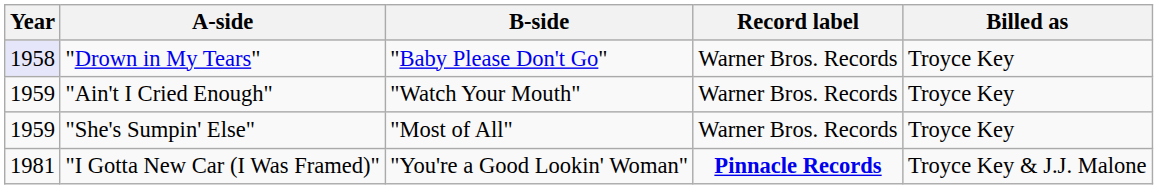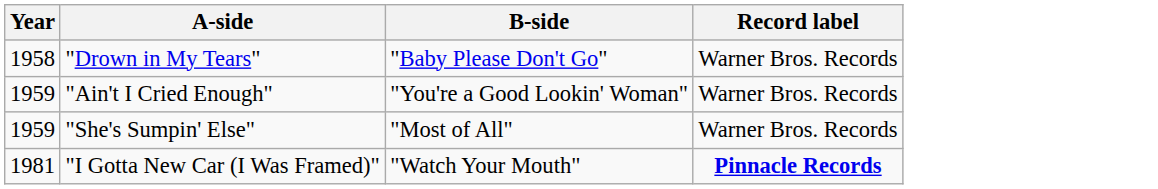- column: (1027, 22)
(32, 58) lavender background -> (32, 58) no background
(485, 93) "Watch Your Mouth" -> (539, 93) "You're a Good Lookin' Woman"
(539, 165) "You're a Good Lookin' Woman" -> (485, 165) "Watch Your Mouth"
